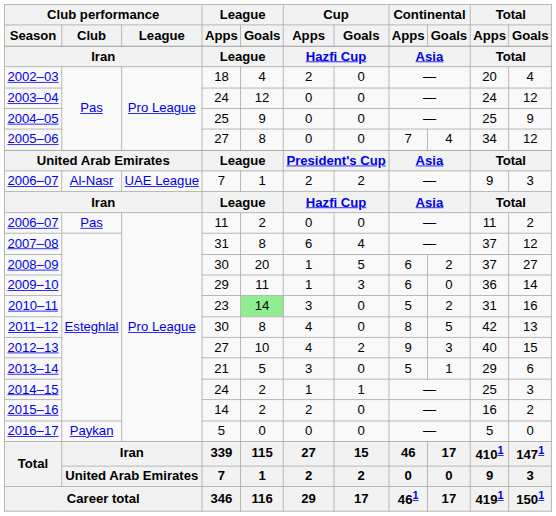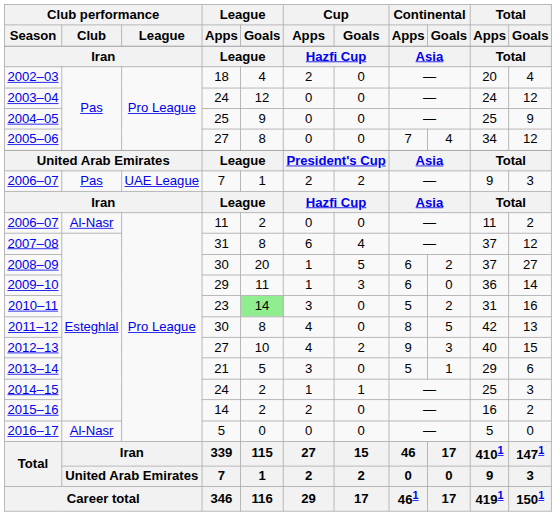(92, 181) Al-Nasr -> (92, 181) Pas
(92, 222) Pas -> (92, 222) Al-Nasr
(92, 431) Paykan -> (92, 431) Al-Nasr
